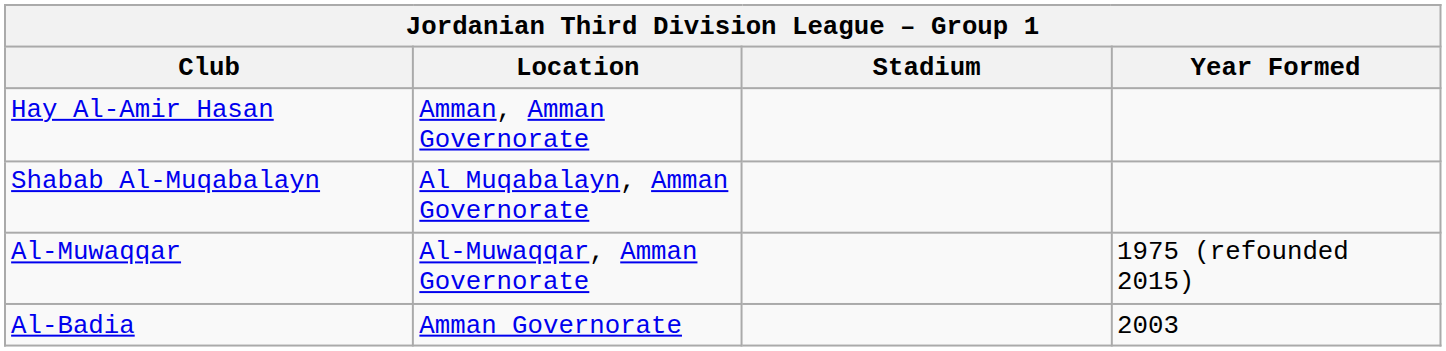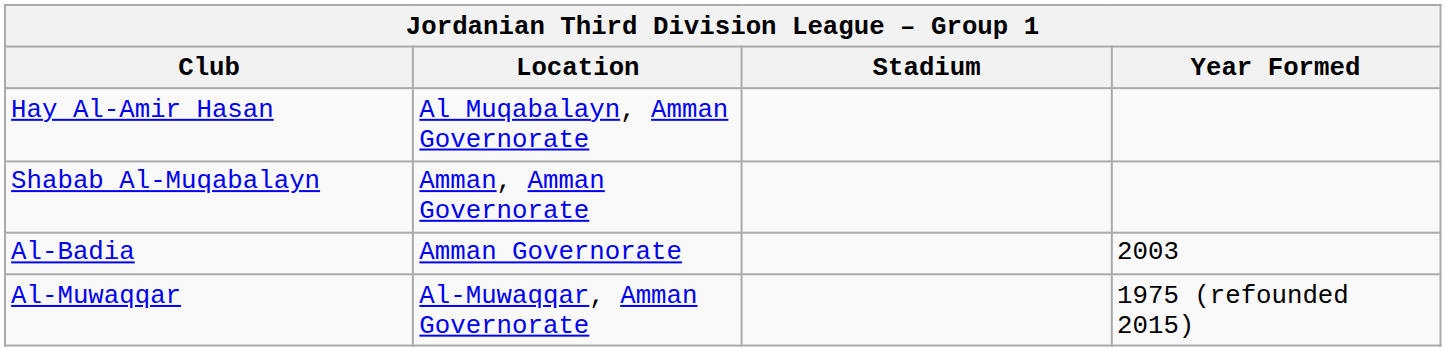(512, 125) Amman, Amman Governorate -> (574, 125) Al Muqabalayn, Amman Governorate
(574, 196) Al Muqabalayn, Amman Governorate -> (512, 196) Amman, Amman Governorate
rows swapped: (96, 253) <-> (73, 325)
